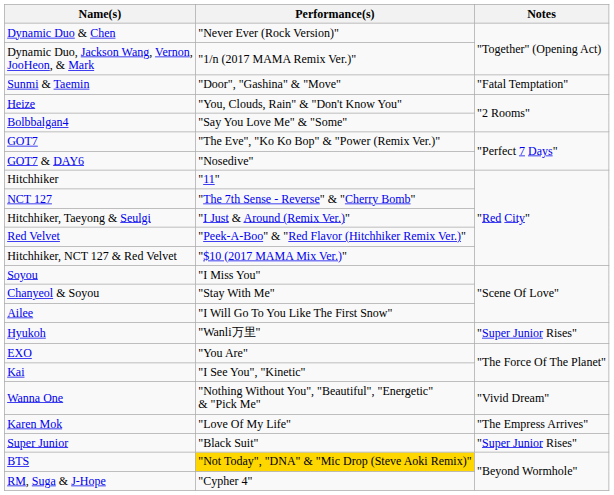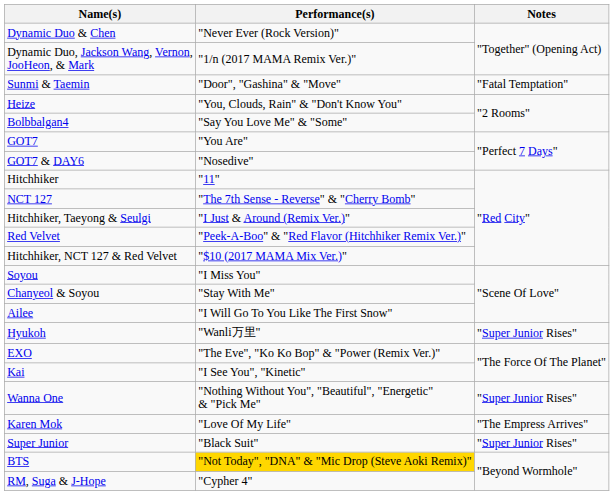(319, 141) "The Eve", "Ko Ko Bop" & "Power (Remix Ver.)" -> (223, 141) "You Are"
(223, 353) "You Are" -> (319, 353) "The Eve", "Ko Ko Bop" & "Power (Remix Ver.)"
(513, 398) "Vivid Dream" -> (527, 398) "Super Junior Rises"
